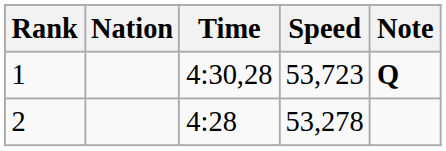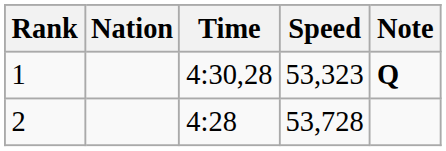(325, 74) 53,723 -> (325, 74) 53,323
(325, 121) 53,278 -> (325, 121) 53,728
